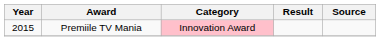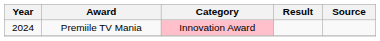(23, 28) 2015 -> (23, 28) 2024
